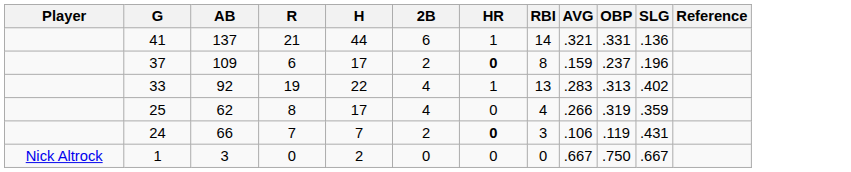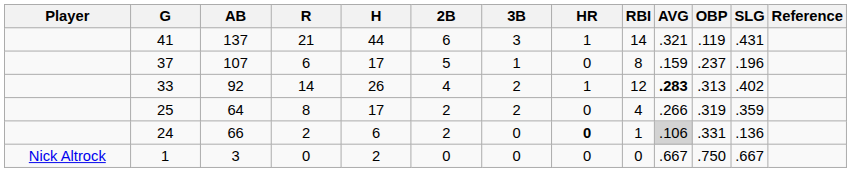+ column: (517, 16)
(616, 40) .331 -> (712, 40) .119
(654, 40) .136 -> (750, 40) .431
(225, 63) 109 -> (236, 63) 107
(426, 63) 2 -> (446, 63) 5
(493, 63) bold -> (587, 63) normal
(292, 86) 19 -> (306, 86) 14
(359, 86) 22 -> (376, 86) 26
(543, 86) 13 -> (638, 86) 12
(578, 86) normal -> (673, 86) bold
(225, 110) 62 -> (236, 110) 64
(426, 110) 4 -> (446, 110) 2
(292, 133) 7 -> (306, 133) 2
(359, 133) 7 -> (376, 133) 6
(543, 133) 3 -> (638, 133) 1
(578, 133) no background -> (673, 133) lightgrey background
(616, 133) .119 -> (712, 133) .331
(654, 133) .431 -> (750, 133) .136
